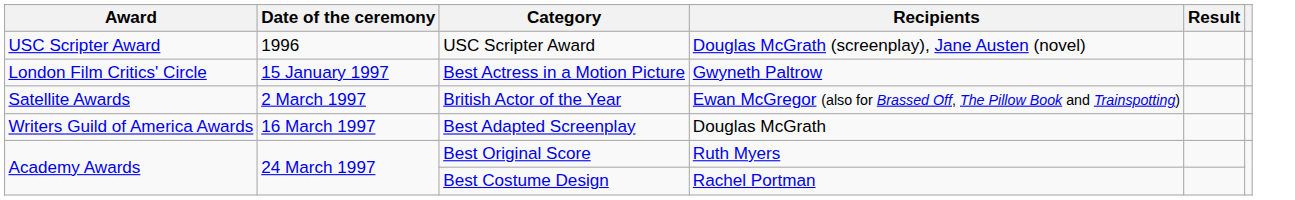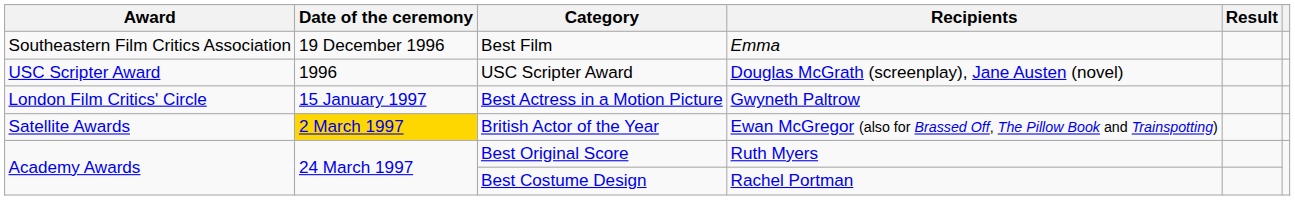+ row: (517, 45)
(314, 99) no background -> (351, 126) gold background
- row: (539, 126)
